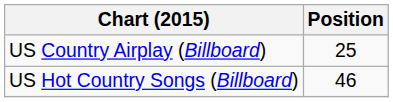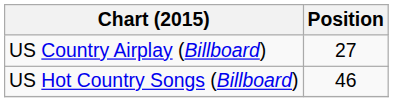(346, 50) 25 -> (346, 50) 27
